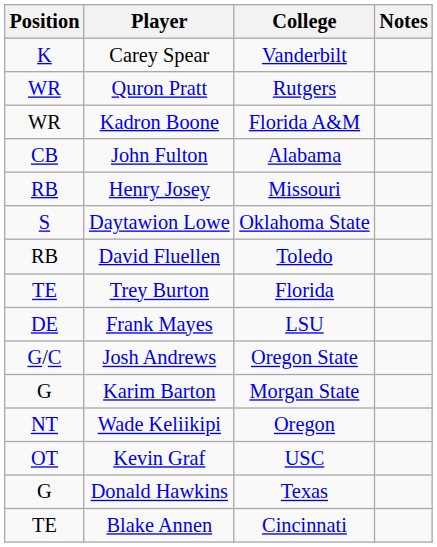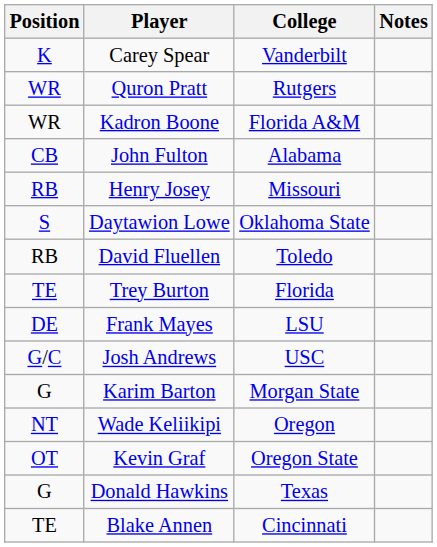(304, 357) Oregon State -> (304, 357) USC
(304, 458) USC -> (304, 458) Oregon State
